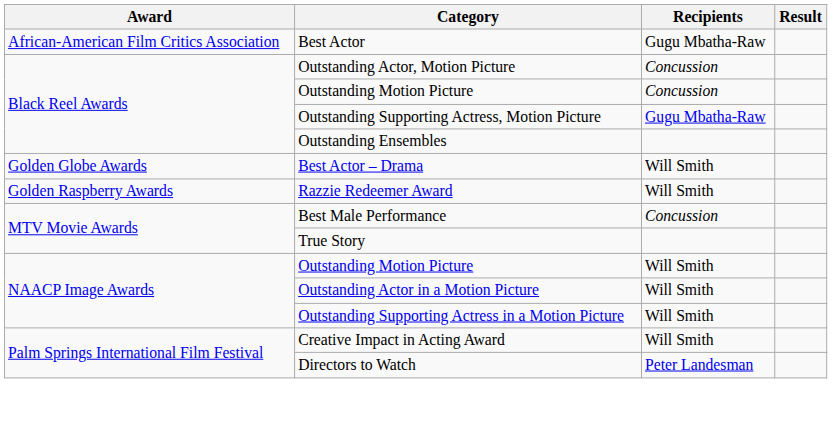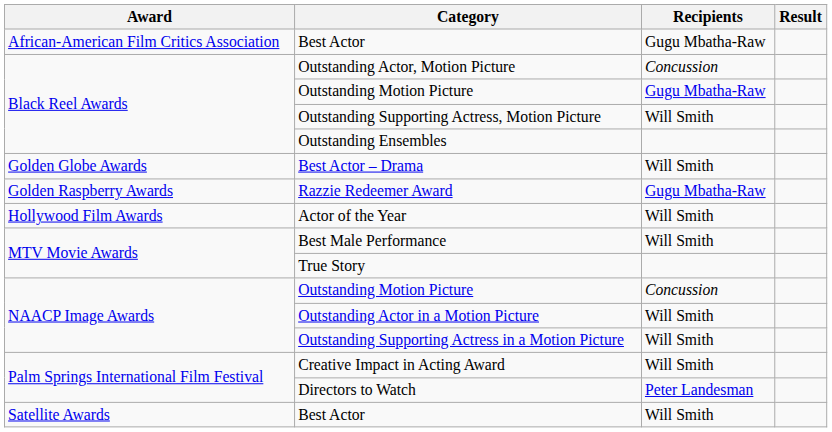(682, 91) Concussion -> (705, 91) Gugu Mbatha-Raw
(705, 116) Gugu Mbatha-Raw -> (679, 116) Will Smith
(679, 191) Will Smith -> (705, 191) Gugu Mbatha-Raw
+ row: (85, 215)
(682, 215) Concussion -> (679, 240) Will Smith
(679, 265) Will Smith -> (682, 290) Concussion
+ row: (59, 414)
